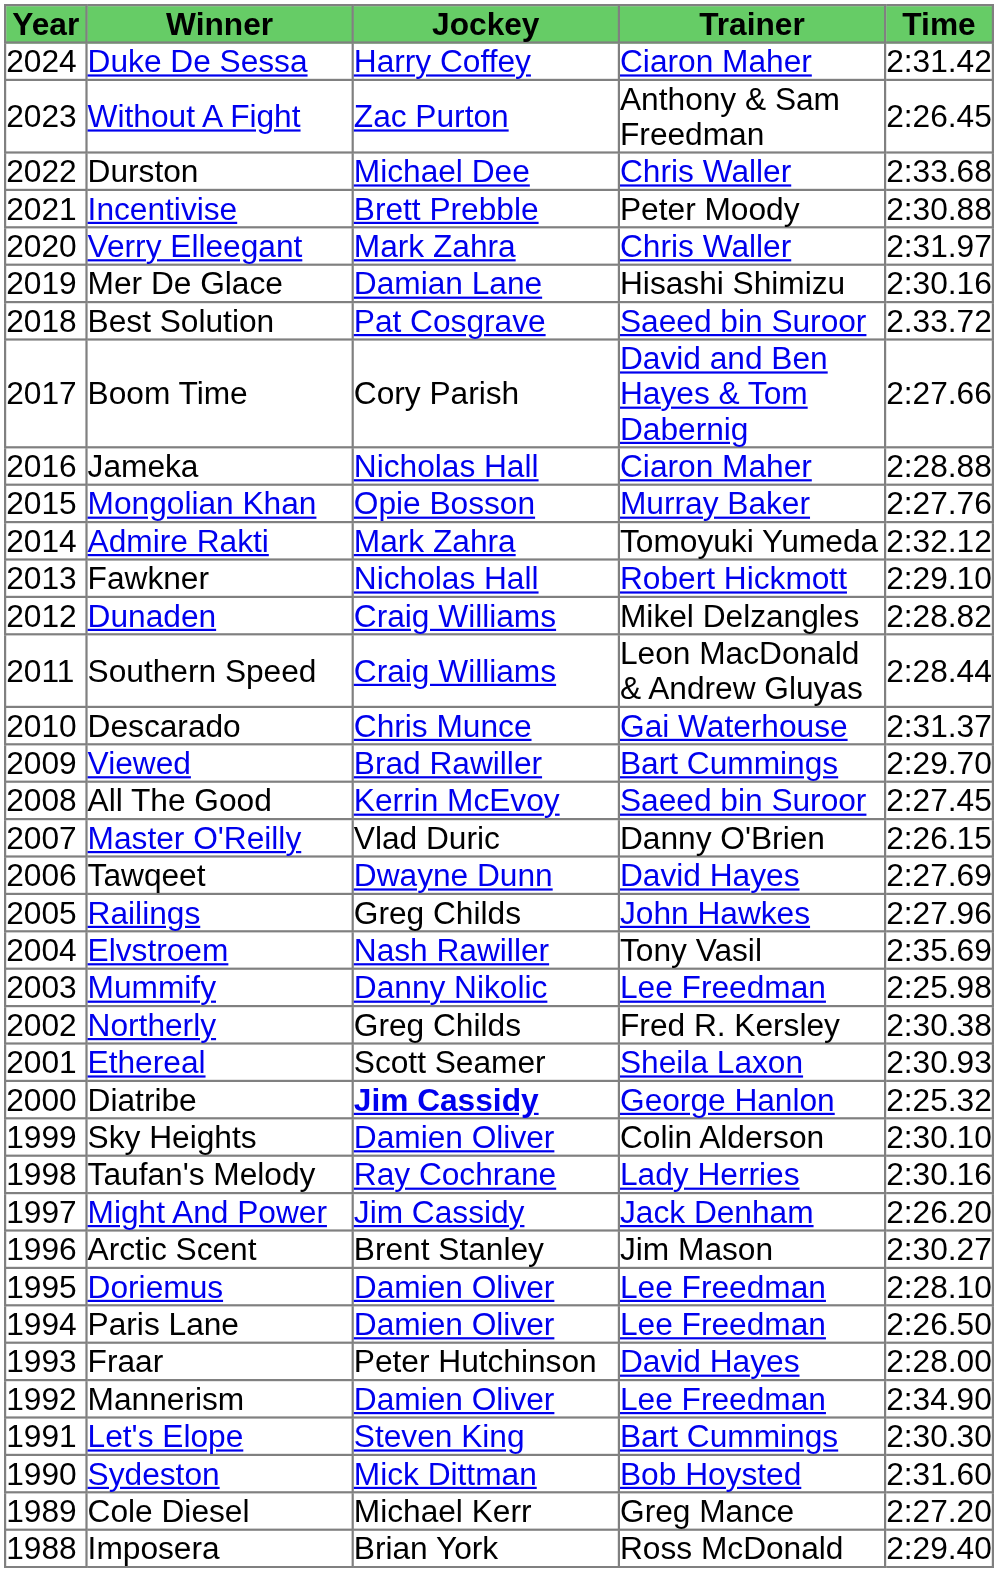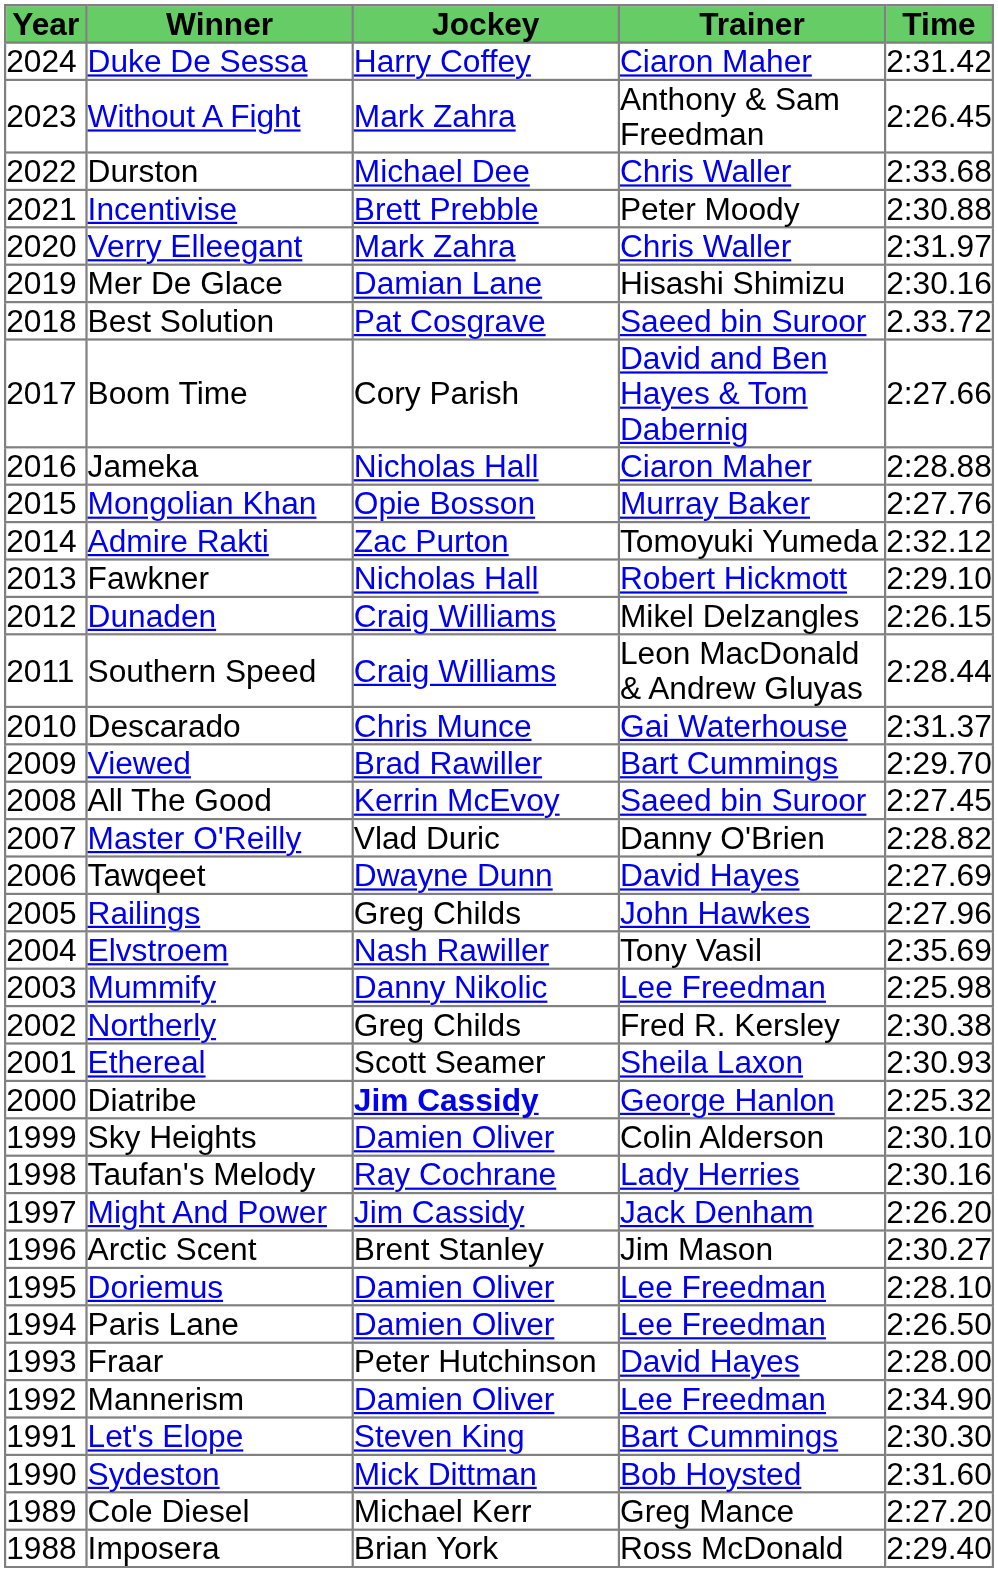(431, 116) Zac Purton -> (435, 116) Mark Zahra
(435, 541) Mark Zahra -> (431, 541) Zac Purton
(939, 616) 2:28.82 -> (939, 616) 2:26.15
(939, 838) 2:26.15 -> (939, 838) 2:28.82
